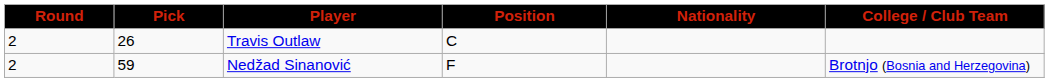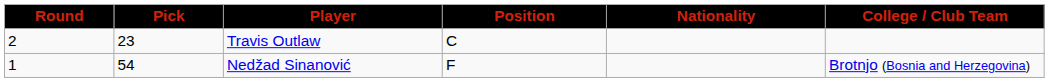(126, 41) 26 -> (126, 41) 23
(12, 65) 2 -> (12, 65) 1
(126, 65) 59 -> (126, 65) 54
